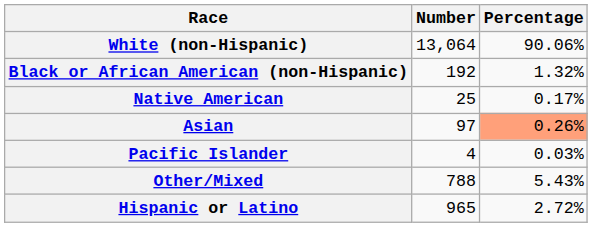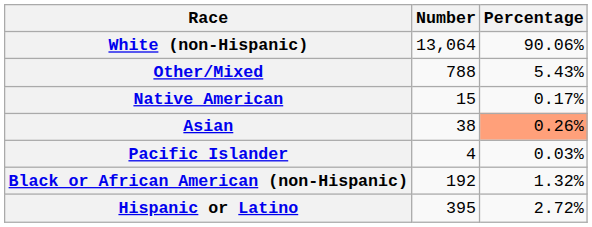rows swapped: (208, 72) <-> (208, 181)
(466, 100) 25 -> (466, 100) 15
(466, 127) 97 -> (466, 127) 38
(461, 208) 965 -> (461, 208) 395
